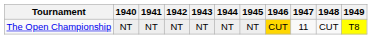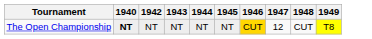- column: (151, 12)
(126, 27) normal -> (126, 27) bold
(303, 27) 11 -> (278, 27) 12
